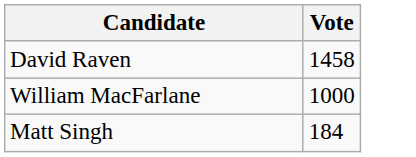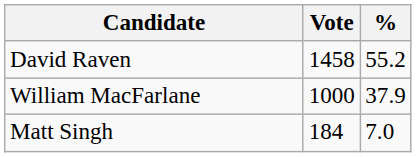+ column: (386, 22)
